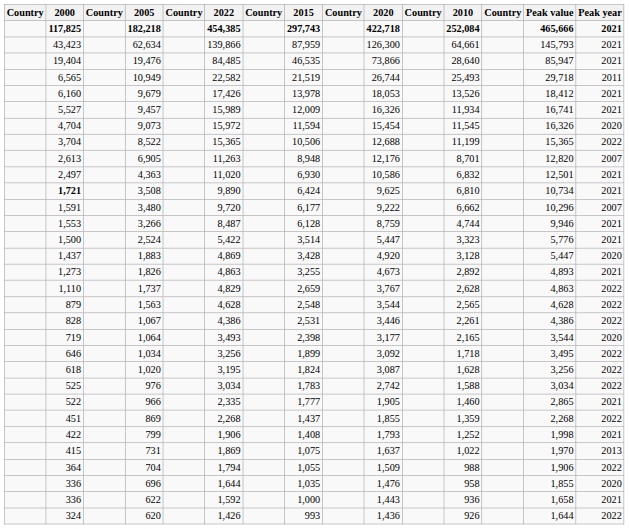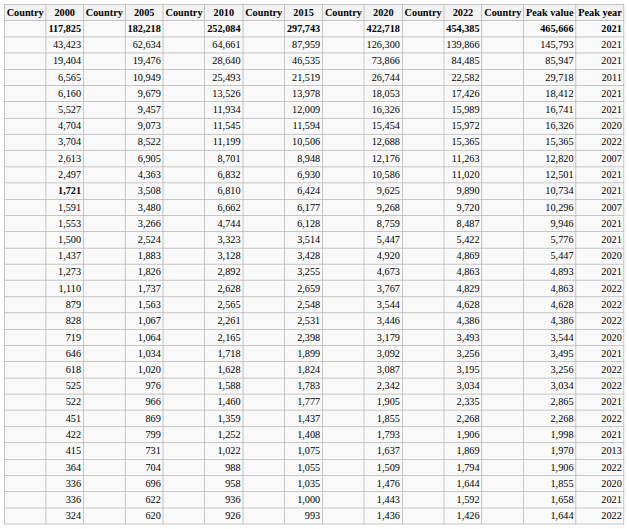columns swapped: (463, 12) <-> (224, 12)
(388, 207) 9,222 -> (388, 207) 9,268
(388, 337) 3,177 -> (388, 337) 3,179
(612, 353) 2022 -> (612, 353) 2021
(388, 386) 2,742 -> (388, 386) 2,342
